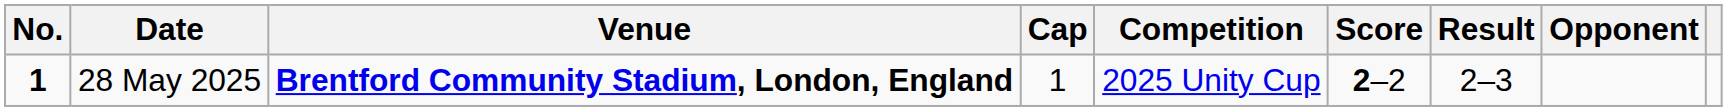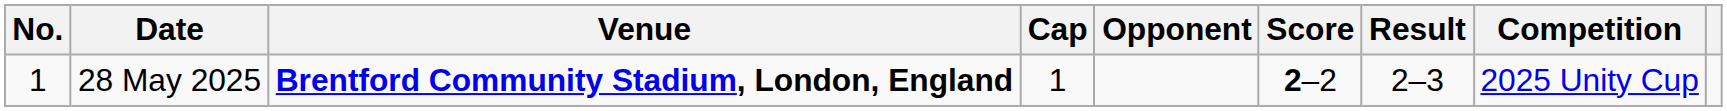columns swapped: (1624, 29) <-> (1211, 29)
(38, 79) bold -> (38, 79) normal
